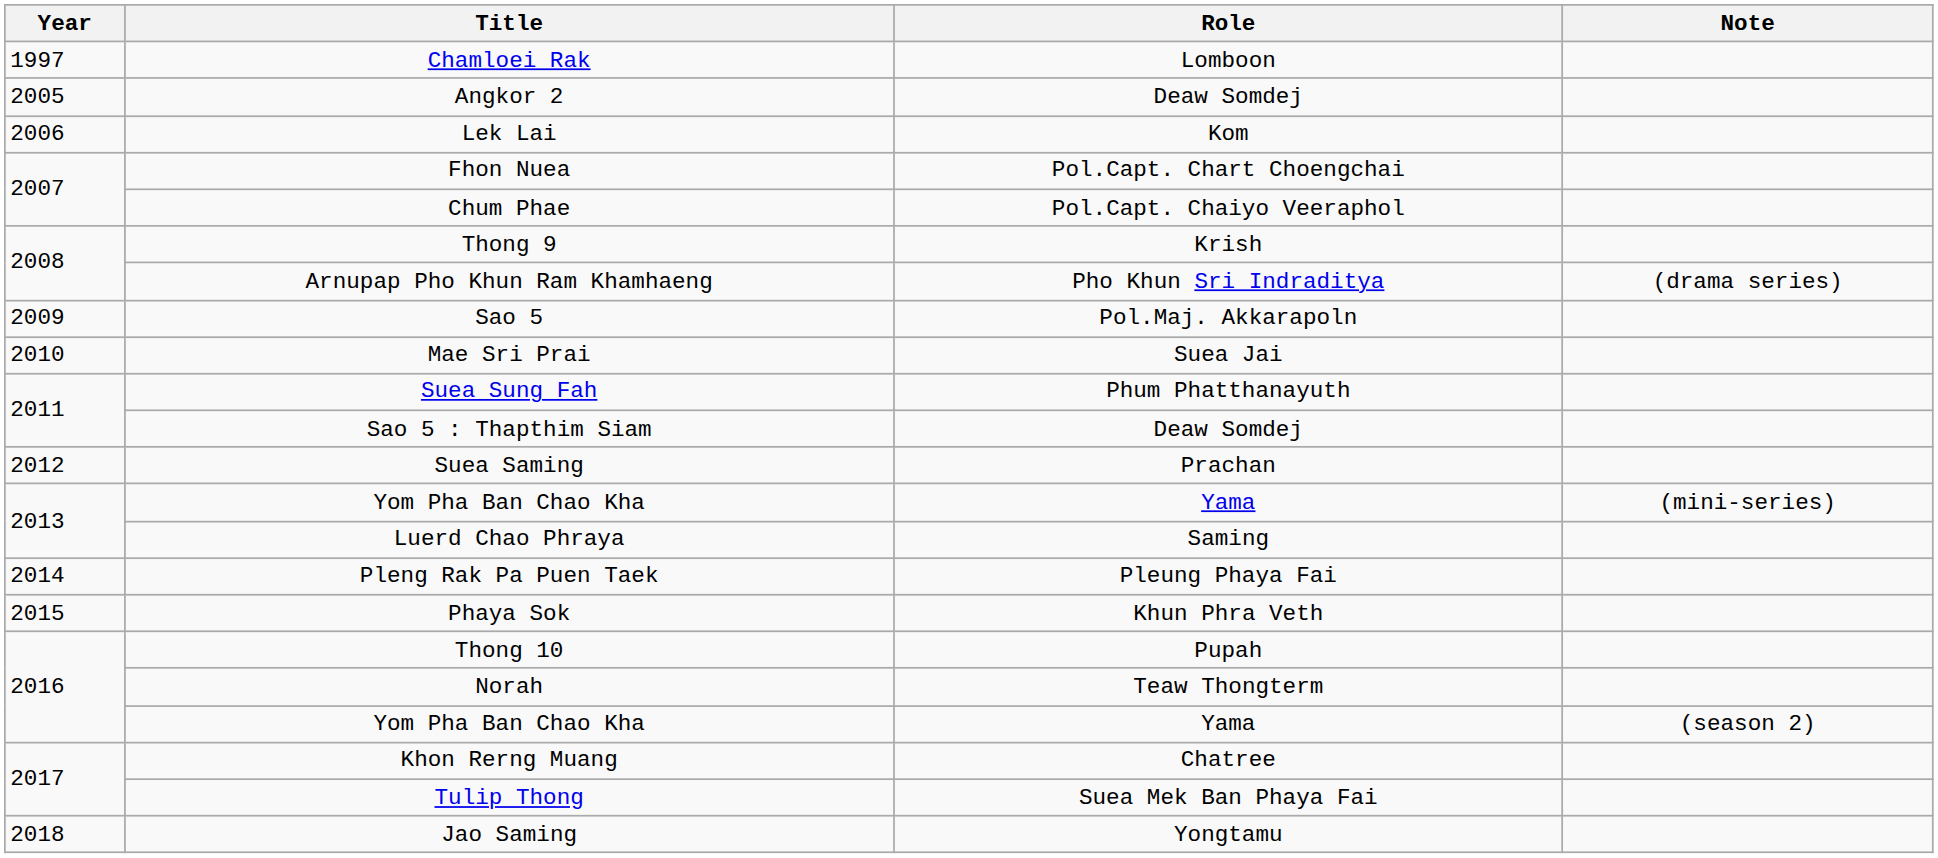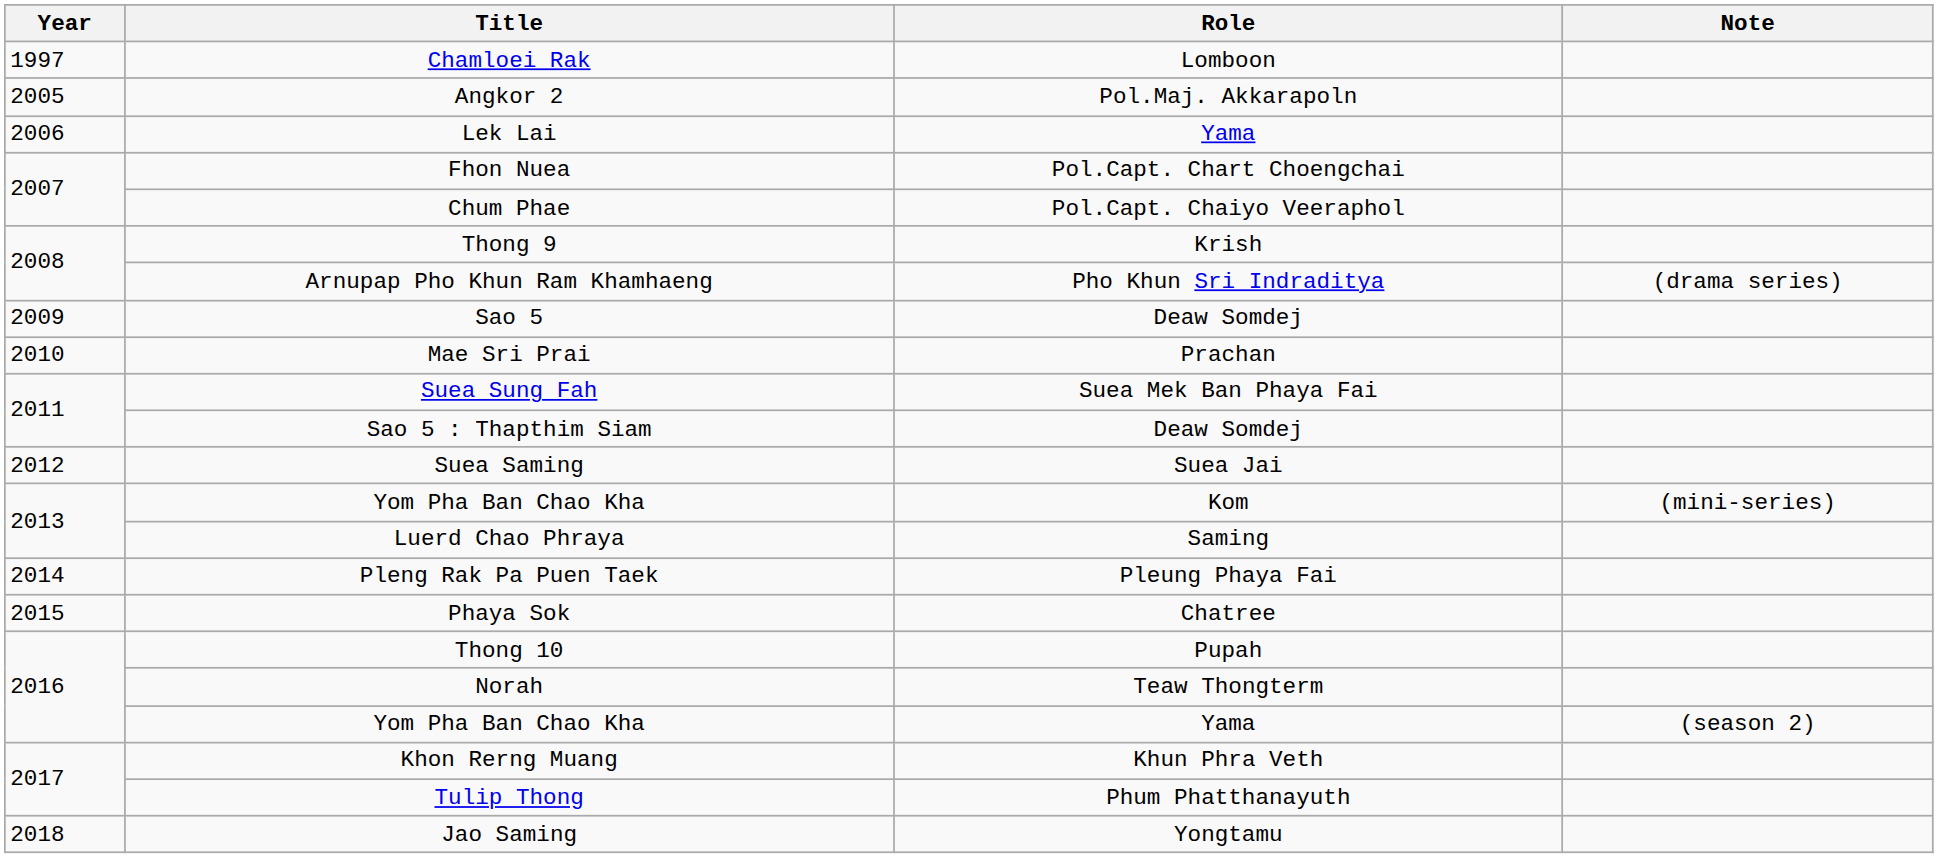(1228, 97) Deaw Somdej -> (1228, 97) Pol.Maj. Akkarapoln
(1228, 134) Kom -> (1228, 134) Yama
(1228, 318) Pol.Maj. Akkarapoln -> (1228, 318) Deaw Somdej
(1228, 355) Suea Jai -> (1228, 355) Prachan
(1228, 392) Phum Phatthanayuth -> (1228, 392) Suea Mek Ban Phaya Fai
(1228, 466) Prachan -> (1228, 466) Suea Jai
(1228, 503) Yama -> (1228, 503) Kom
(1228, 613) Khun Phra Veth -> (1228, 613) Chatree
(1228, 761) Chatree -> (1228, 761) Khun Phra Veth
(1228, 797) Suea Mek Ban Phaya Fai -> (1228, 797) Phum Phatthanayuth
